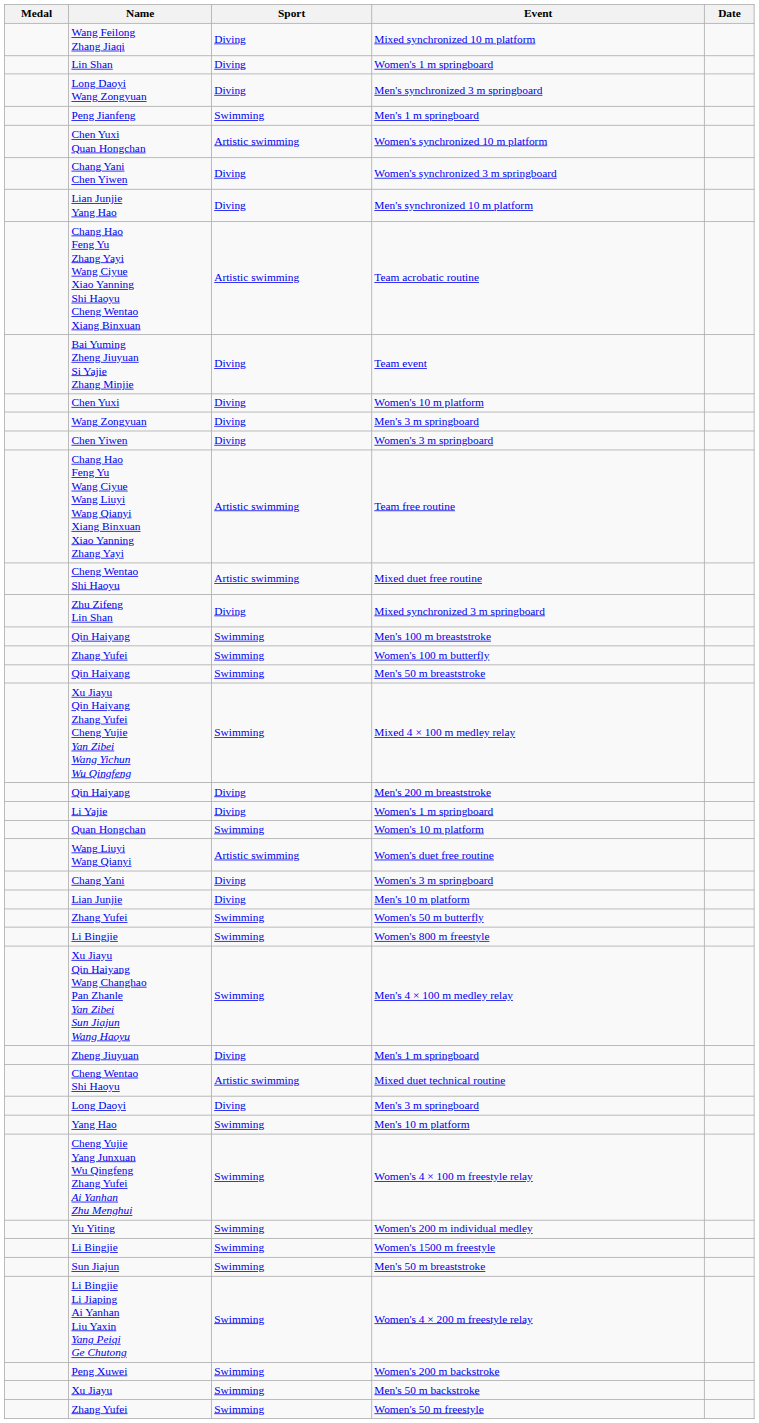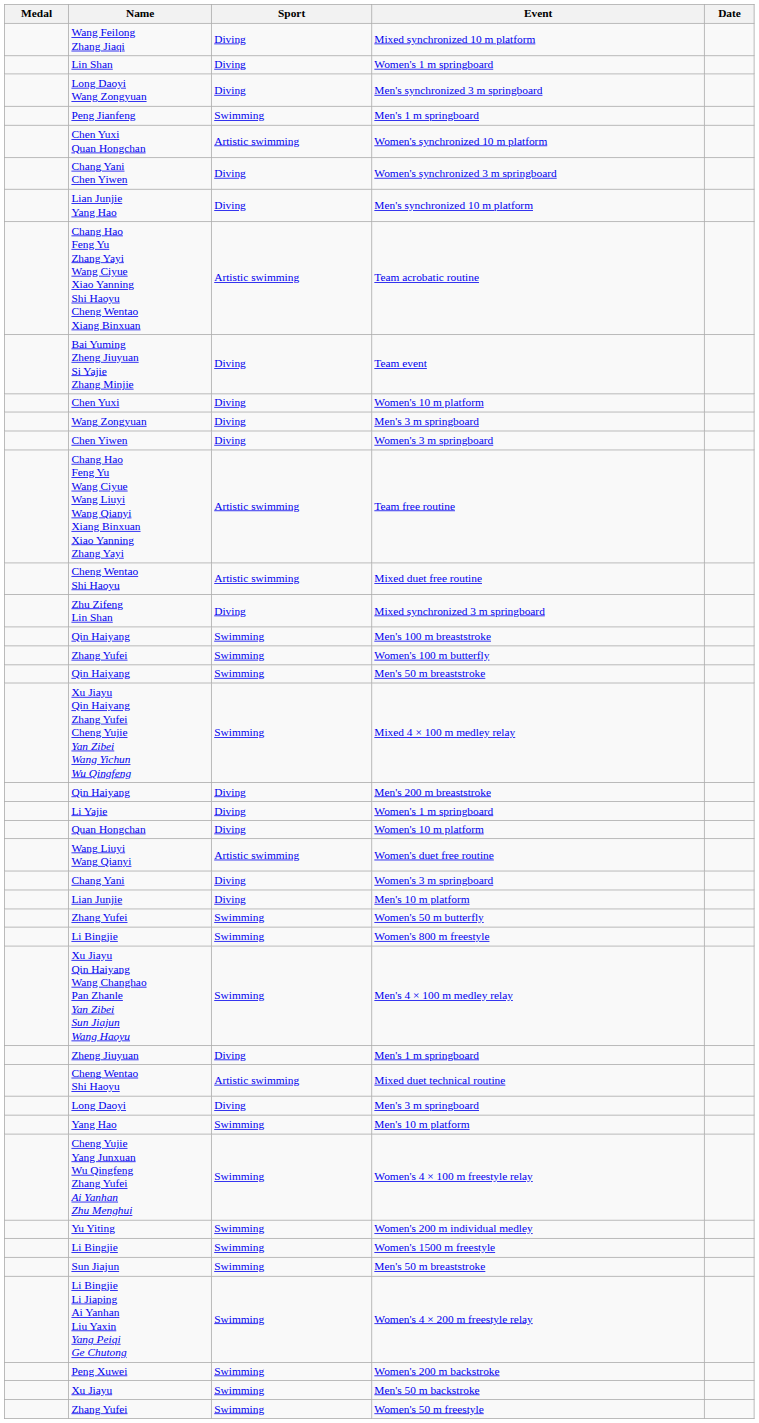(239, 829) Swimming -> (230, 829) Diving
